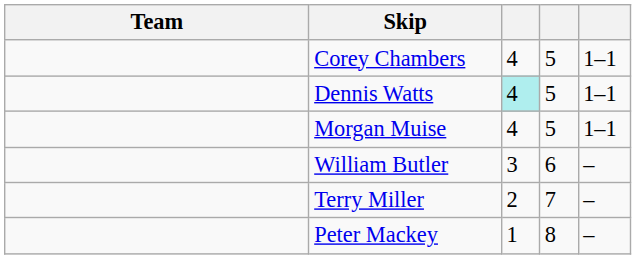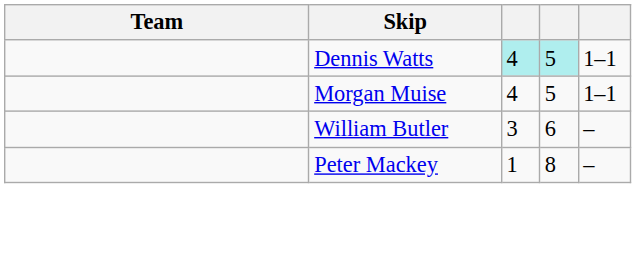- row: (390, 57)
(550, 93) no background -> (550, 57) paleturquoise background
- row: (369, 199)
